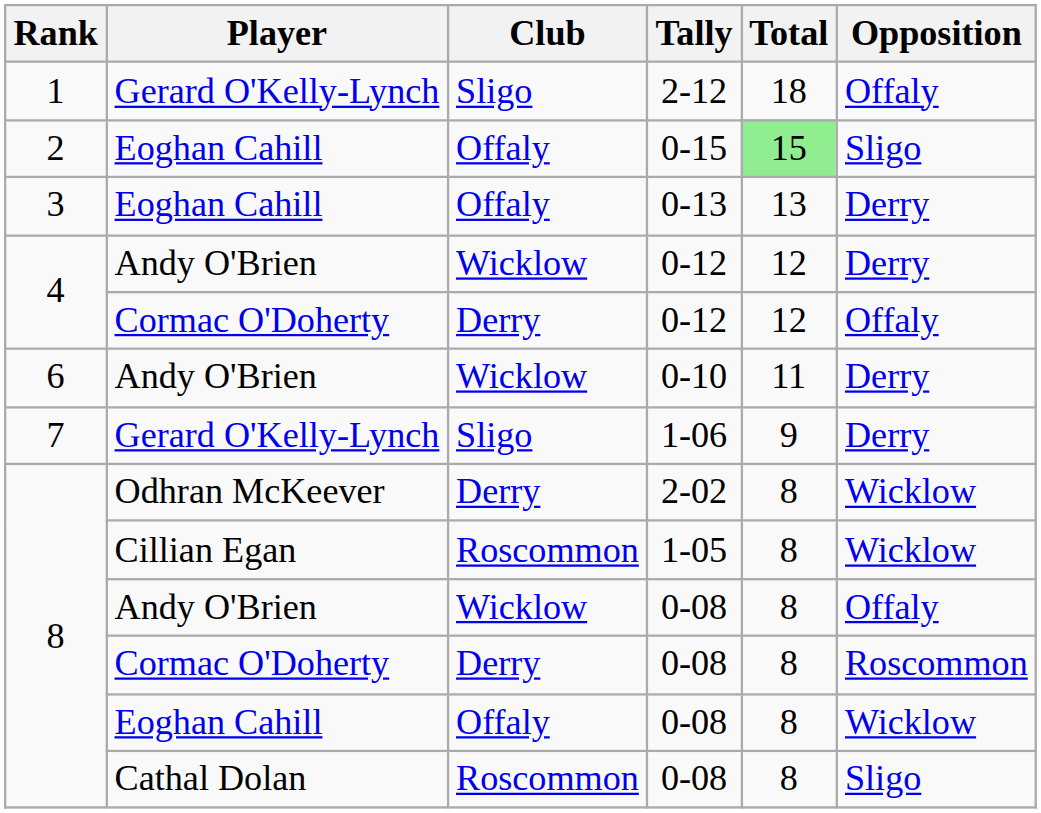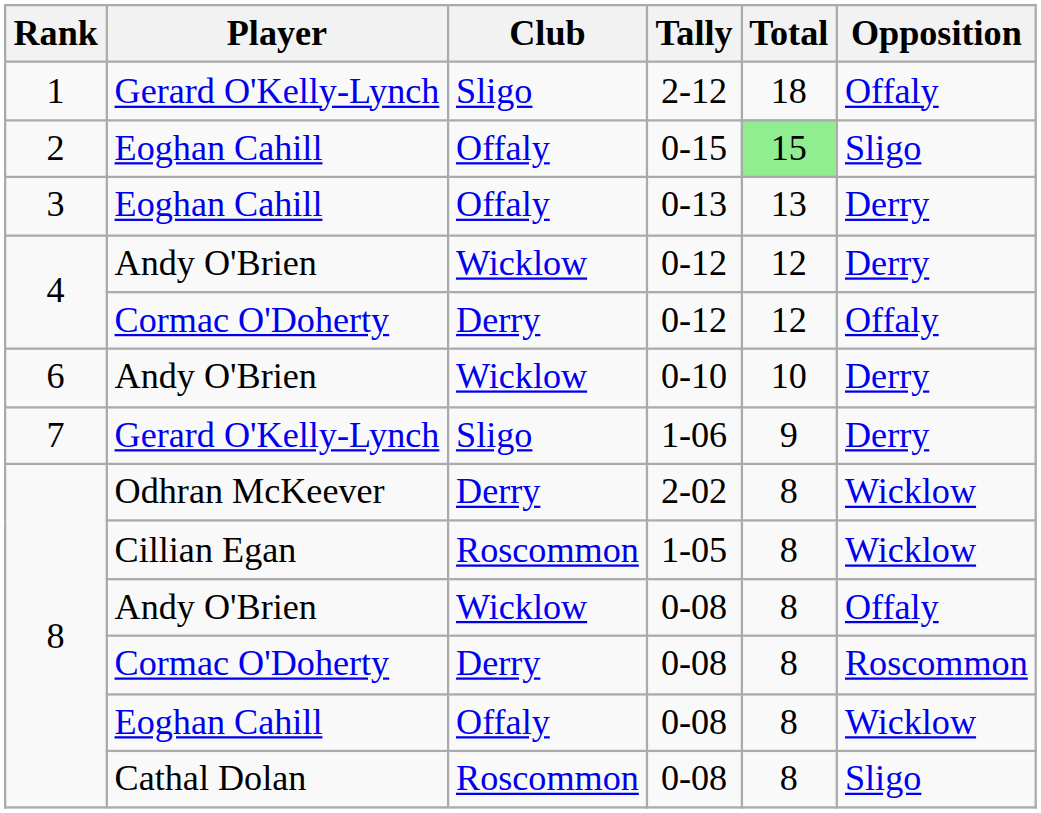(789, 377) 11 -> (789, 377) 10
